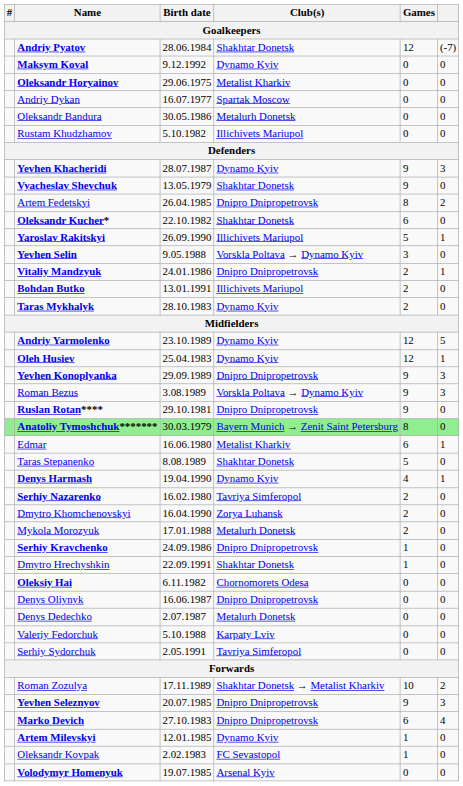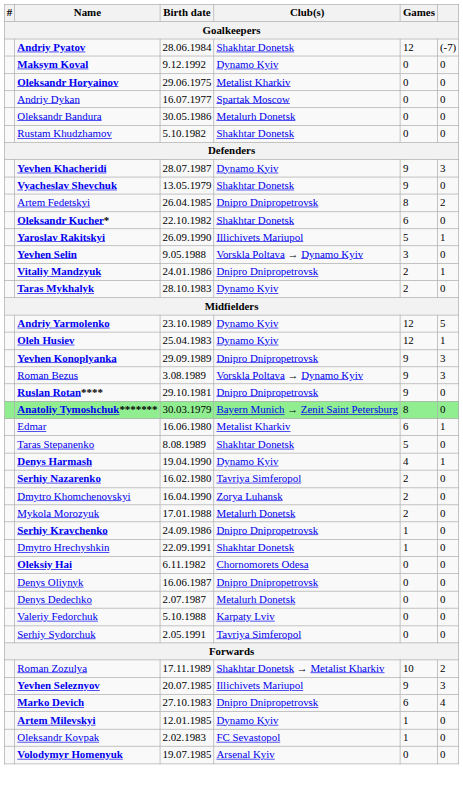(260, 133) Illichivets Mariupol -> (255, 133) Shakhtar Donetsk
- row: (51, 289)
(267, 703) Dnipro Dnipropetrovsk -> (260, 686) Illichivets Mariupol
